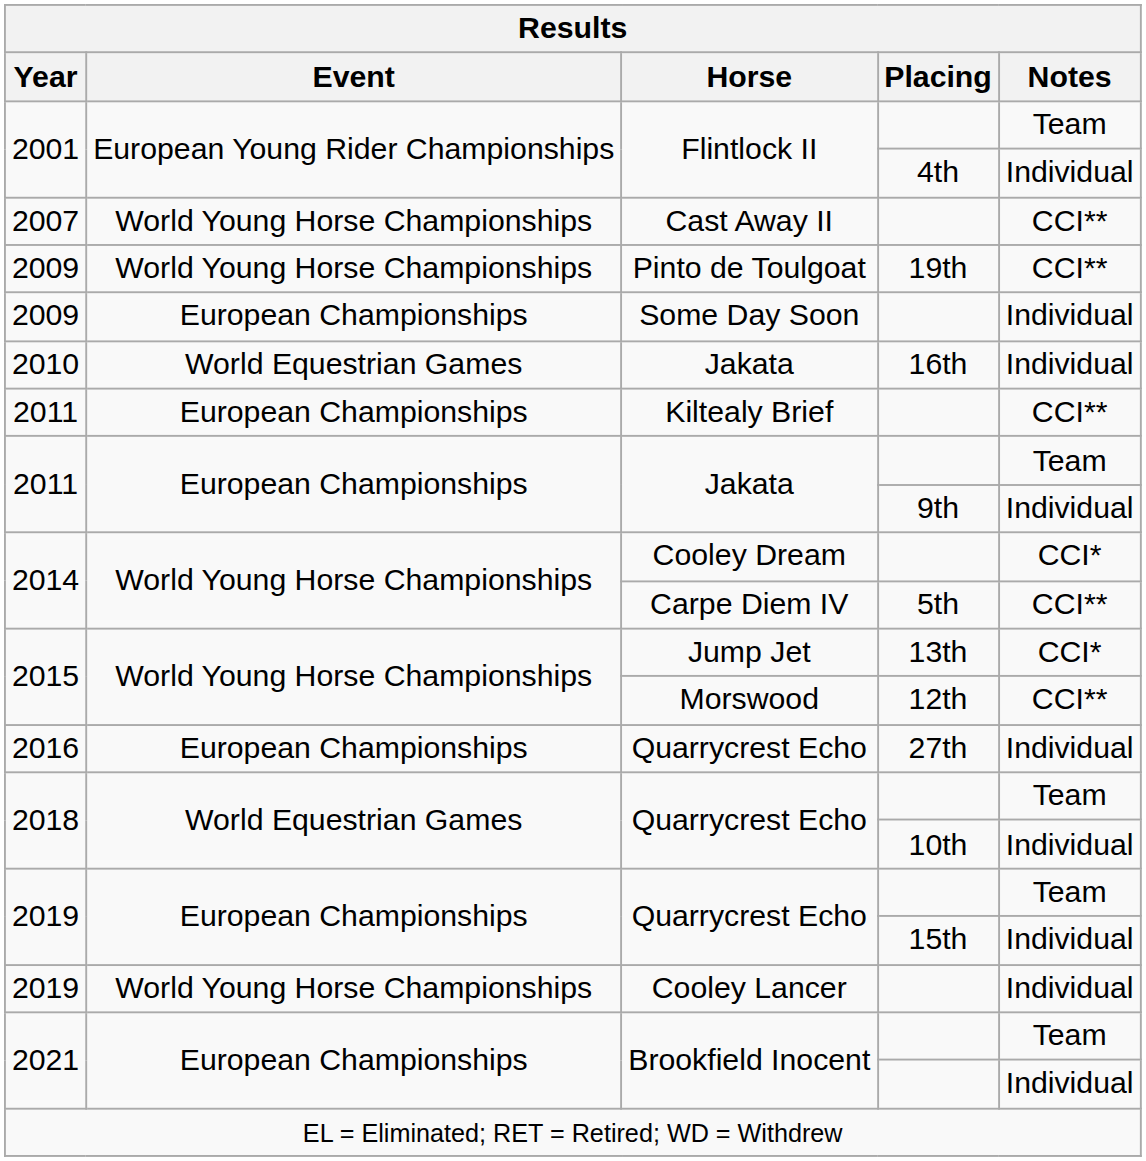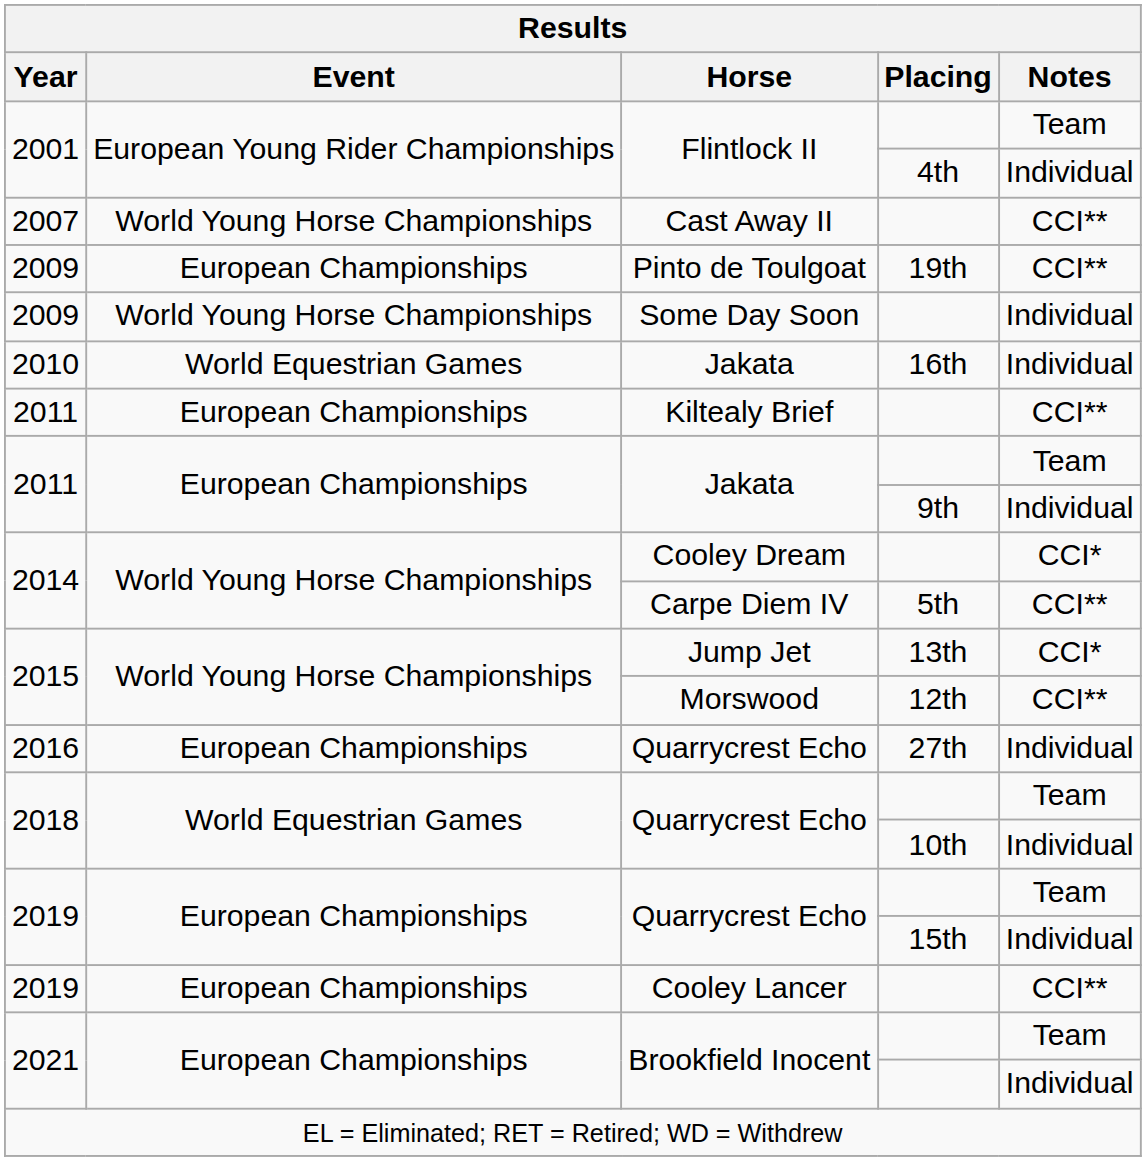(354, 268) World Young Horse Championships -> (354, 268) European Championships
(354, 316) European Championships -> (354, 316) World Young Horse Championships
(354, 987) World Young Horse Championships -> (354, 987) European Championships
(1070, 987) Individual -> (1070, 987) CCI**
